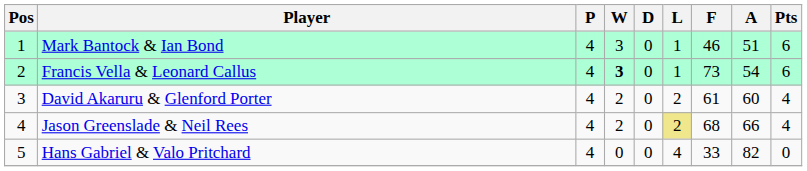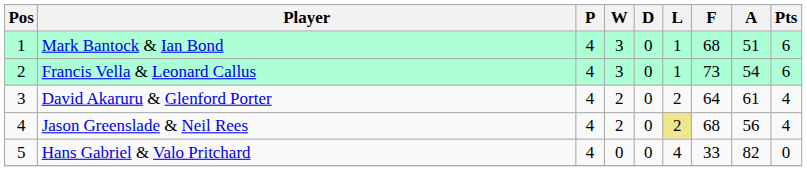(711, 44) 46 -> (711, 44) 68
(619, 71) bold -> (619, 71) normal
(711, 98) 61 -> (711, 98) 64
(751, 98) 60 -> (751, 98) 61
(751, 125) 66 -> (751, 125) 56
